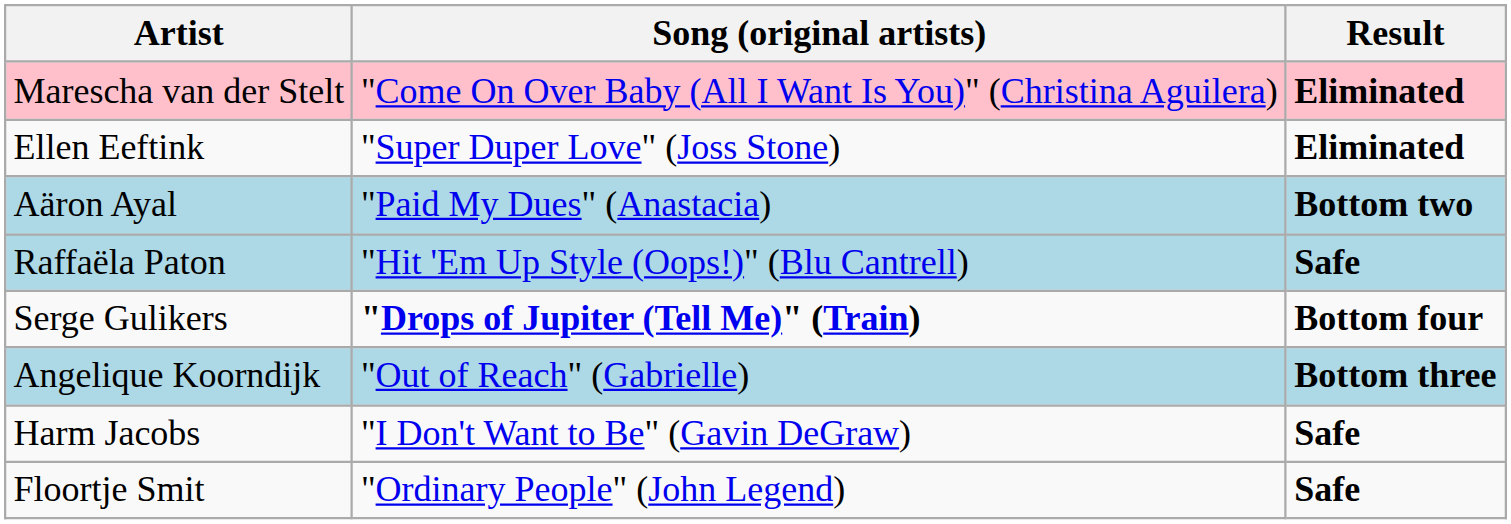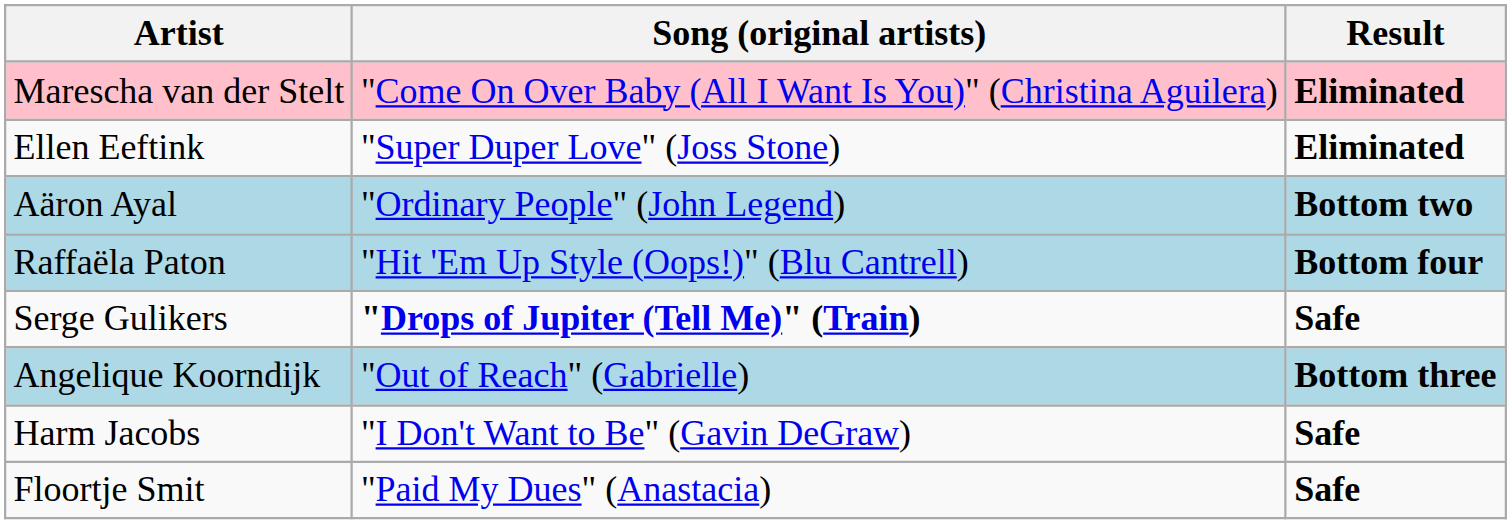(566, 204) "Paid My Dues" (Anastacia) -> (603, 204) "Ordinary People" (John Legend)
(1327, 261) Safe -> (1389, 261) Bottom four
(1389, 318) Bottom four -> (1327, 318) Safe
(603, 489) "Ordinary People" (John Legend) -> (566, 489) "Paid My Dues" (Anastacia)
